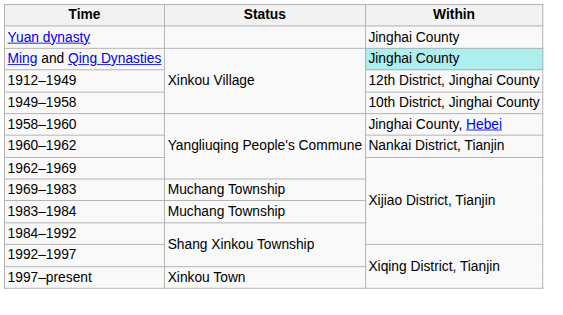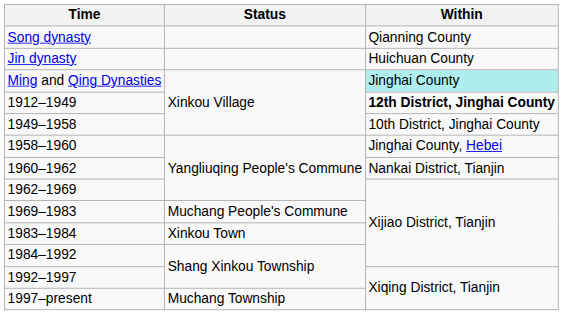+ row: (49, 37)
+ row: (42, 59)
- row: (49, 37)
(454, 80) normal -> (462, 102) bold
(226, 189) Muchang Township -> (258, 211) Muchang People's Commune
(226, 211) Muchang Township -> (207, 233) Xinkou Town
(207, 277) Xinkou Town -> (226, 299) Muchang Township
